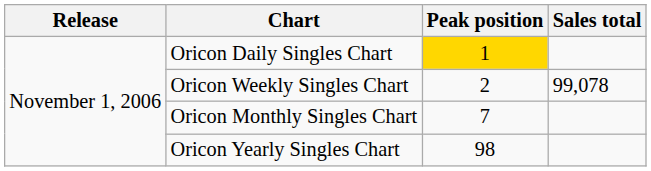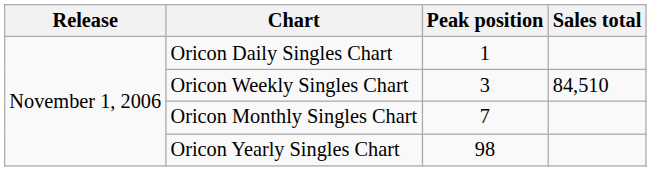(485, 52) gold background -> (485, 52) no background
(485, 85) 2 -> (485, 85) 3
(581, 85) 99,078 -> (581, 85) 84,510
